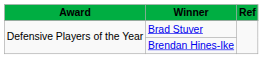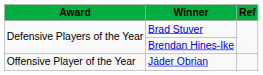+ row: (178, 62)
